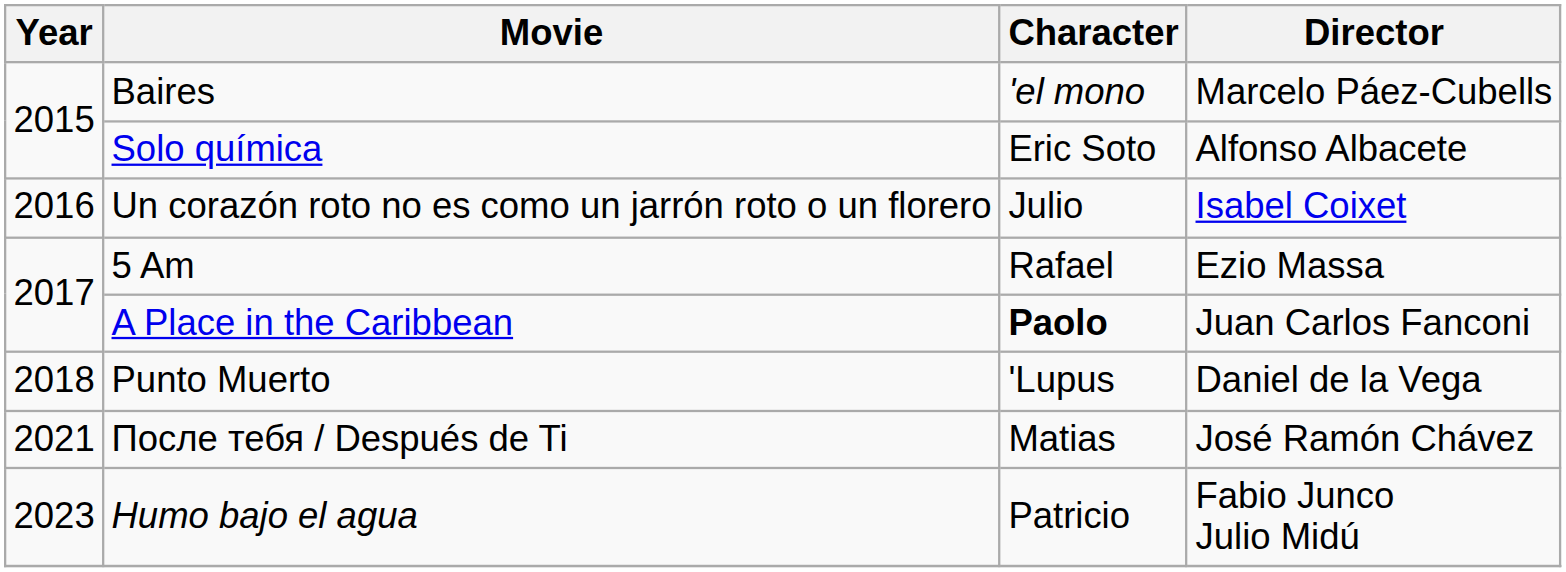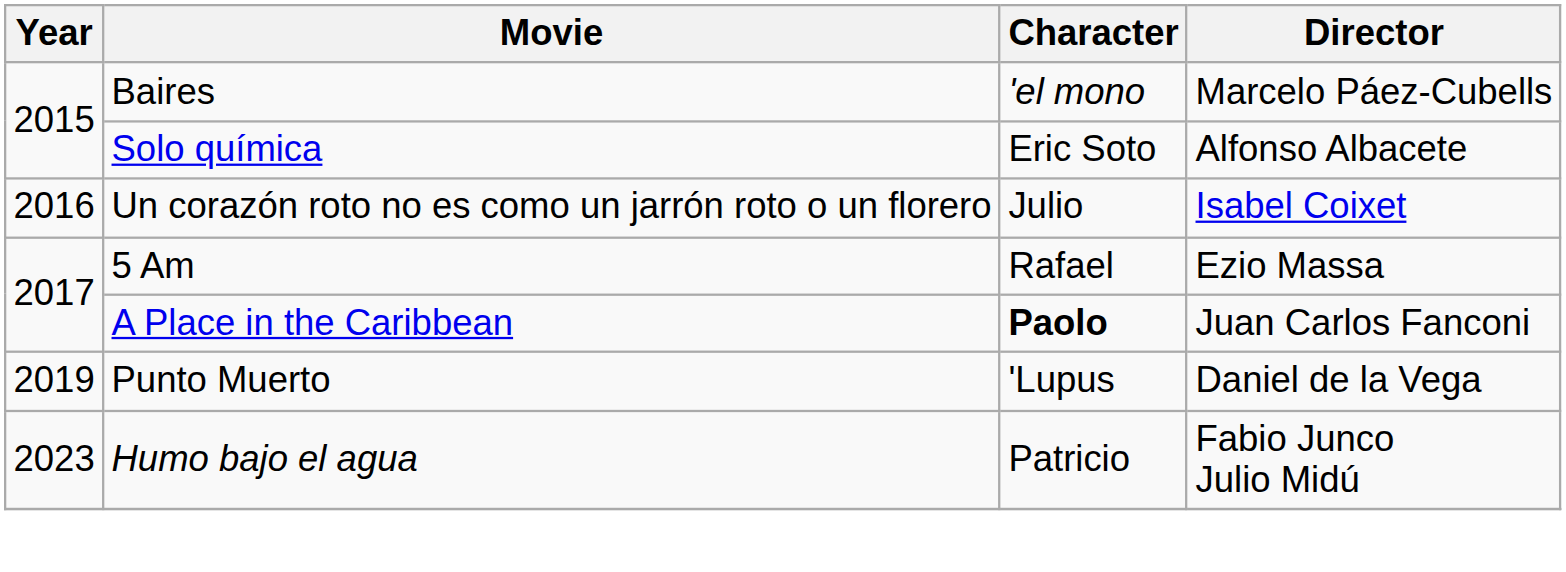(54, 380) 2018 -> (54, 380) 2019
- row: (340, 438)
